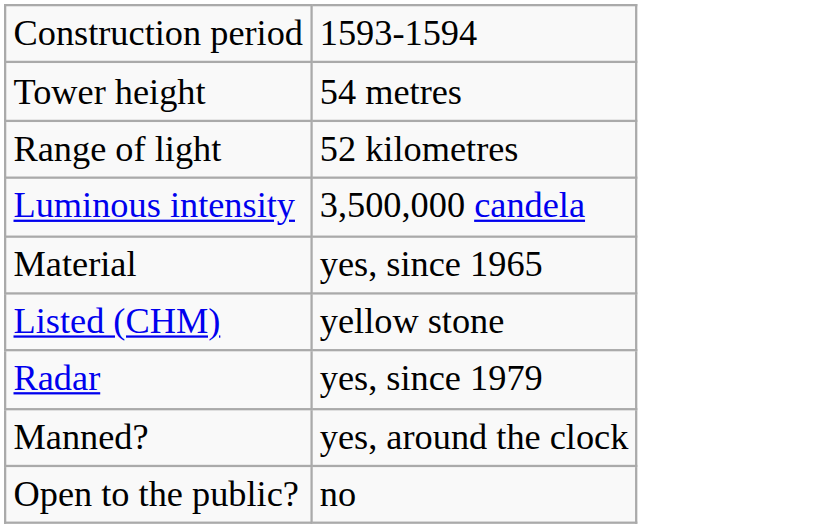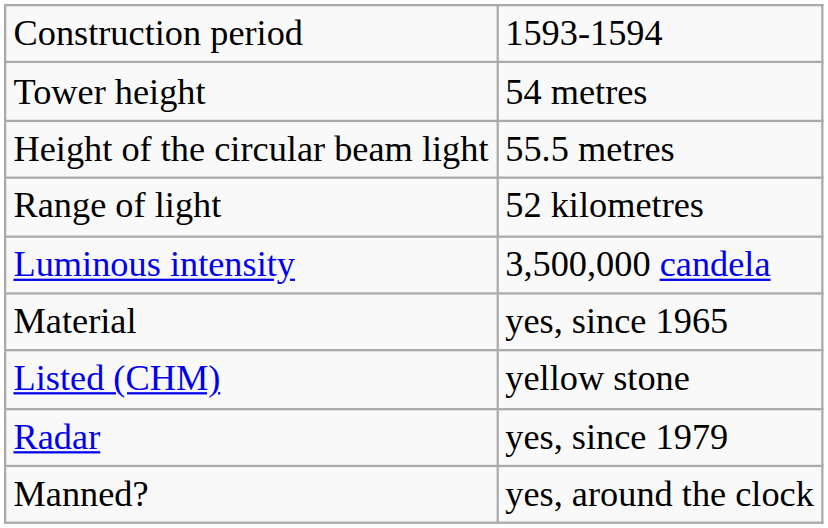+ row: (251, 148)
- row: (156, 494)
